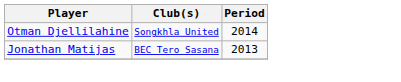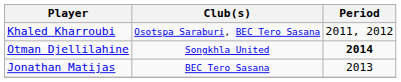+ row: (61, 32)
(244, 32) normal -> (359, 50) bold
